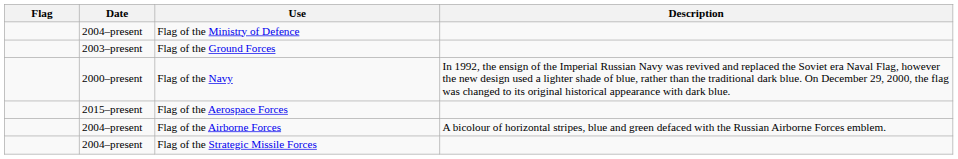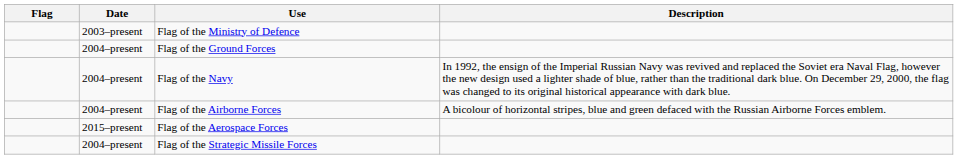(112, 31) 2004–present -> (112, 31) 2003–present
(112, 48) 2003–present -> (112, 48) 2004–present
(112, 79) 2000–present -> (112, 79) 2004–present
rows swapped: (223, 109) <-> (219, 127)
